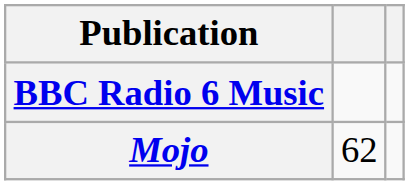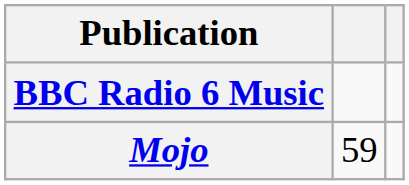(359, 149) 62 -> (359, 149) 59
